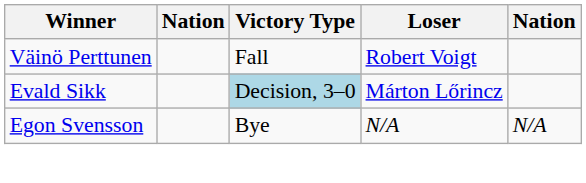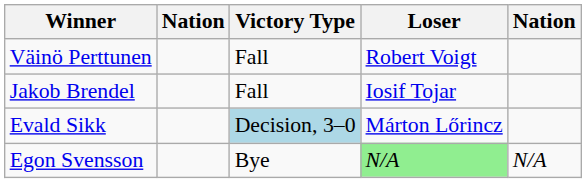+ row: (72, 90)
(382, 125) no background -> (382, 159) lightgreen background
